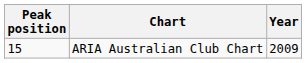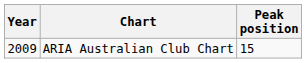columns swapped: (284, 21) <-> (37, 21)
